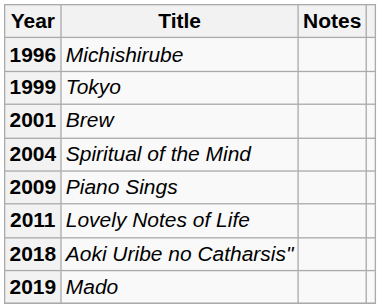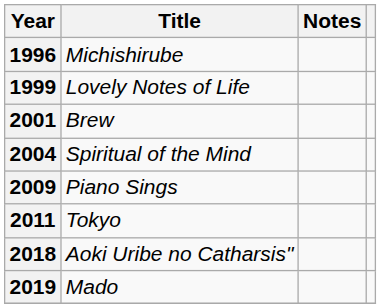(93, 87) Tokyo -> (158, 87) Lovely Notes of Life
(158, 220) Lovely Notes of Life -> (93, 220) Tokyo
